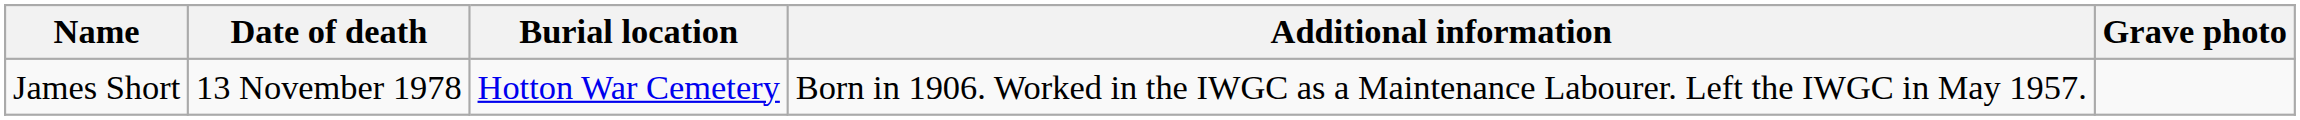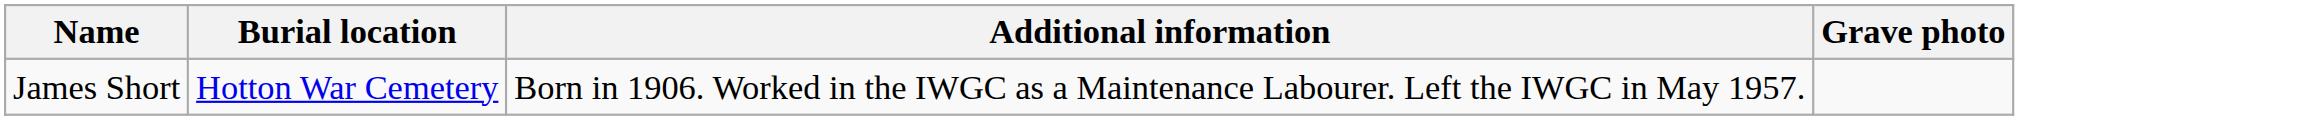- column: (329, 31)
